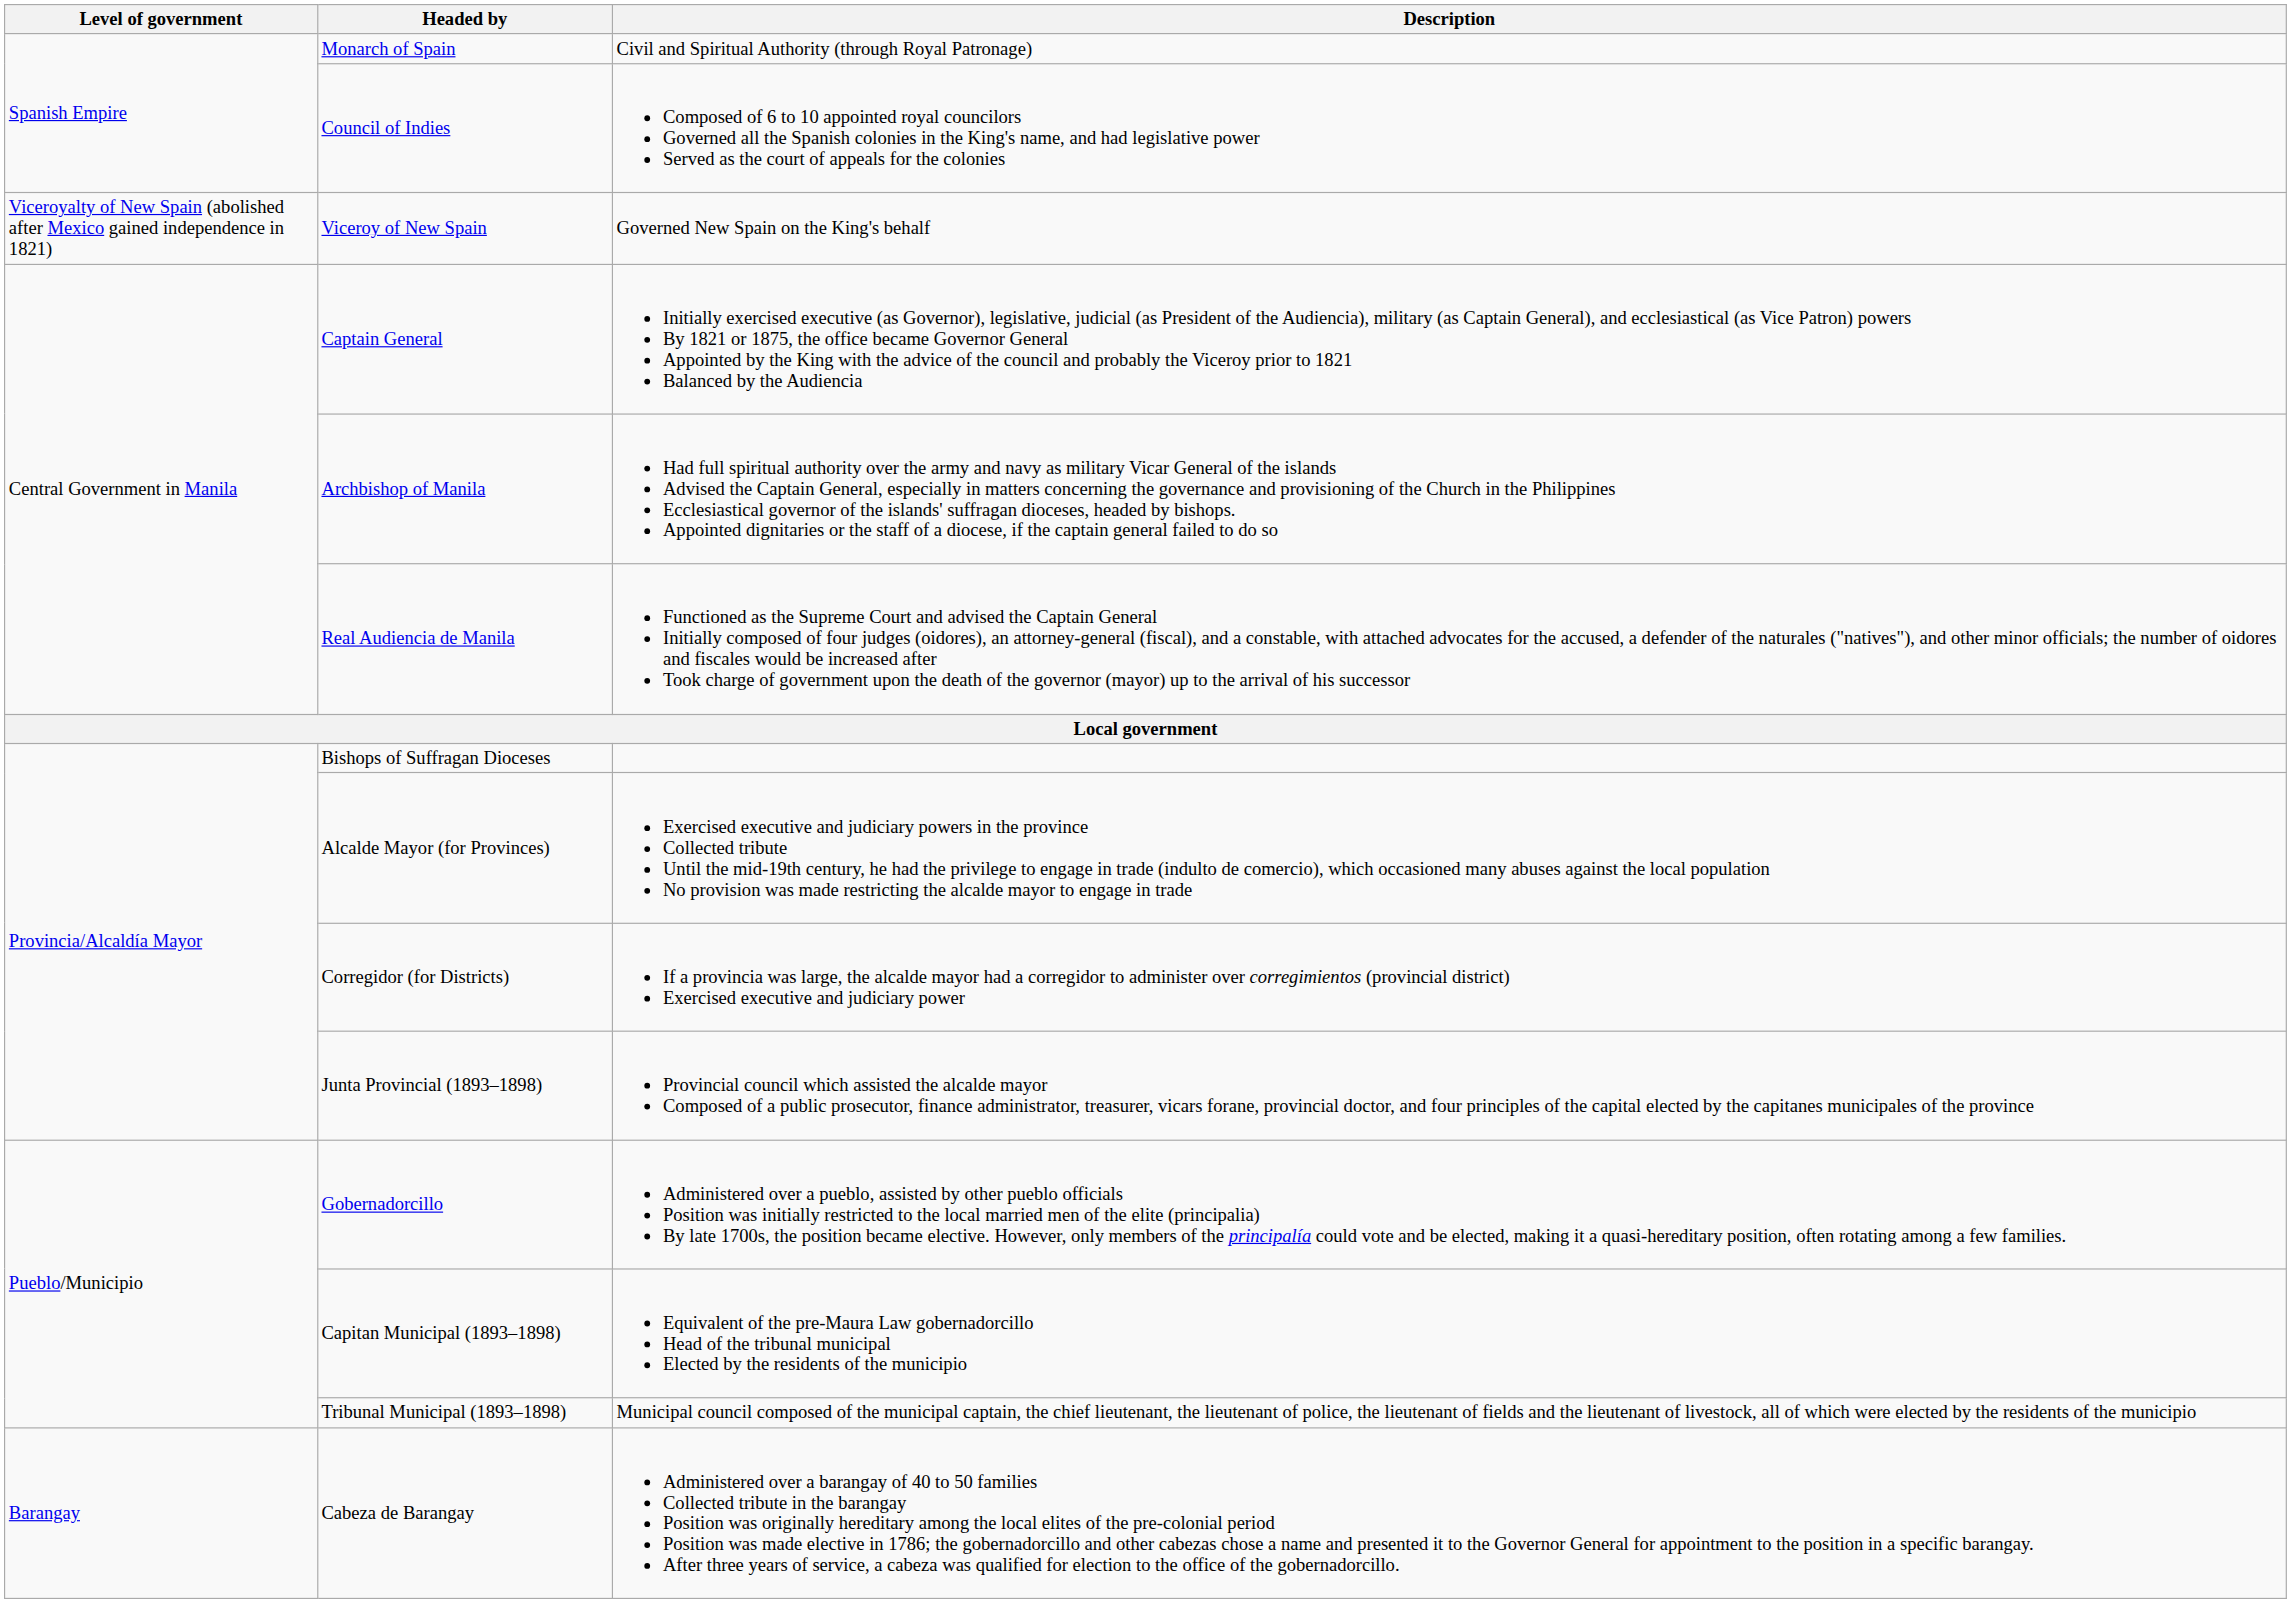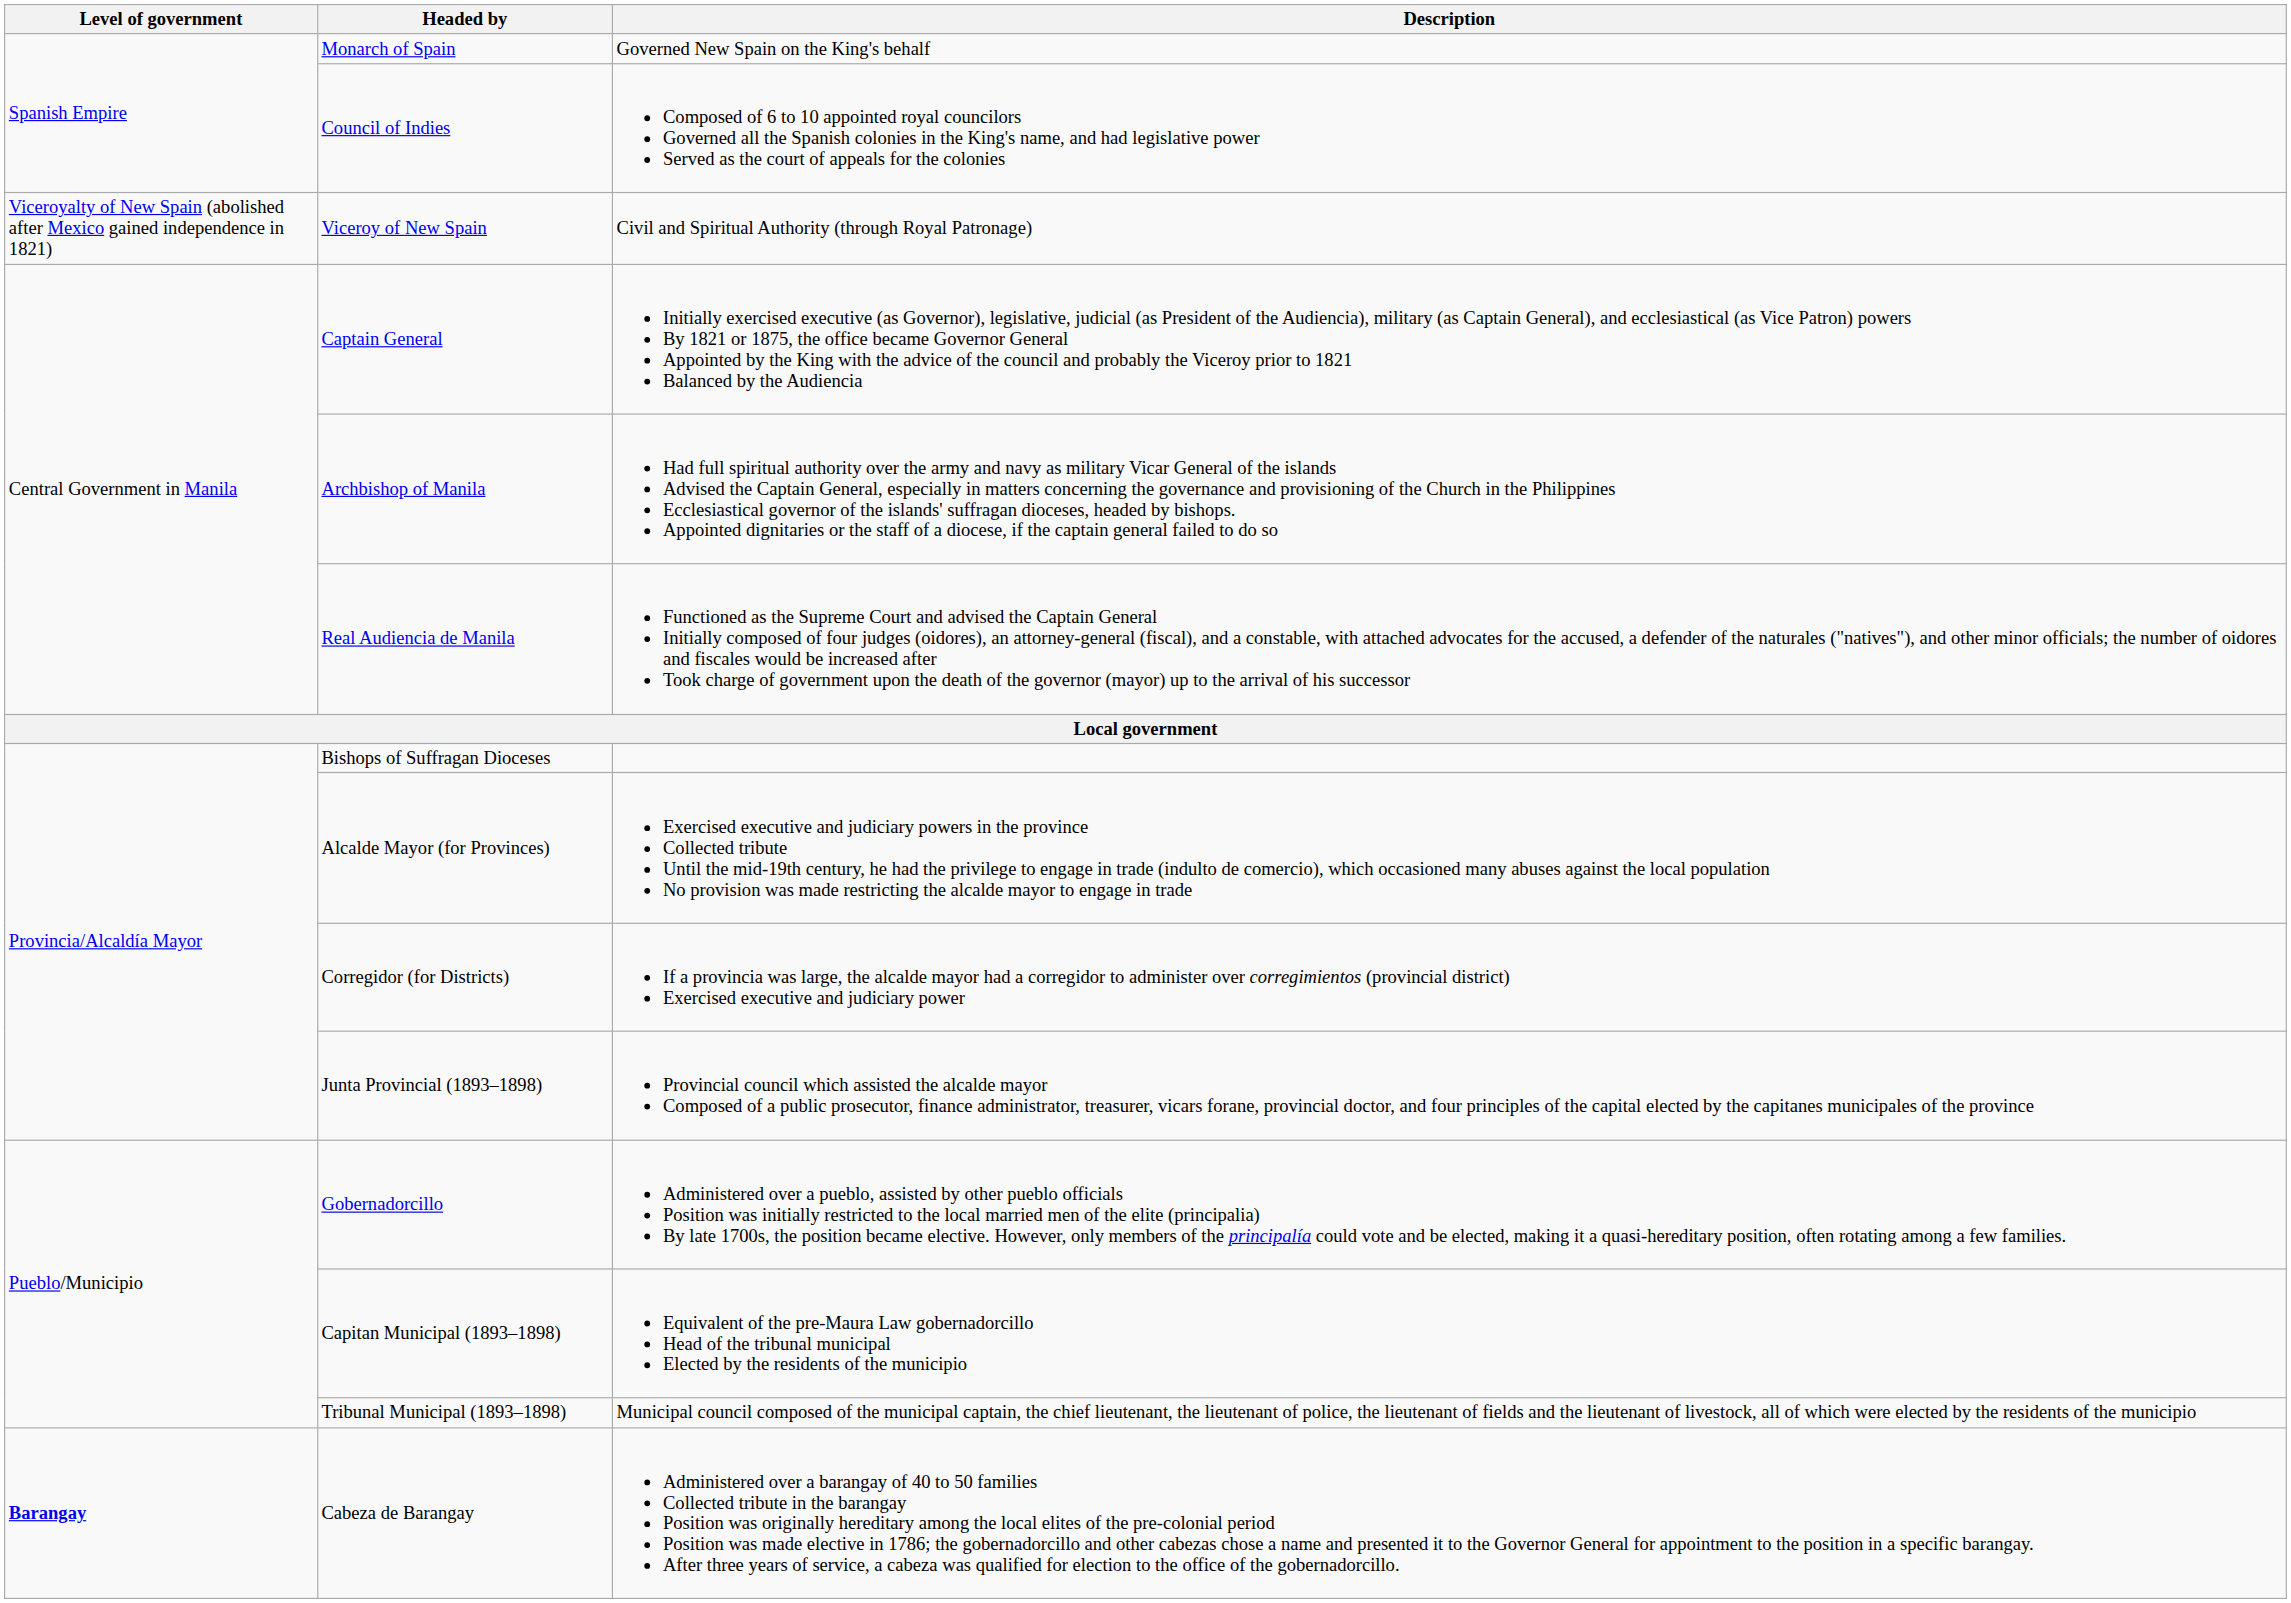(824, 48) Civil and Spiritual Authority (through Royal Patronage) -> (773, 48) Governed New Spain on the King's behalf
(773, 228) Governed New Spain on the King's behalf -> (824, 228) Civil and Spiritual Authority (through Royal Patronage)
(44, 1512) normal -> (48, 1512) bold
